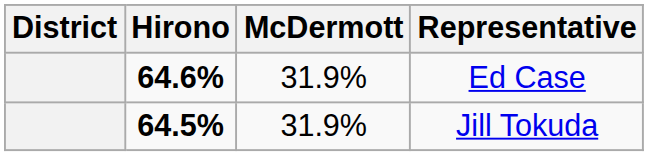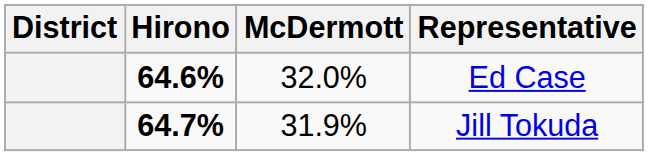(324, 77) 31.9% -> (324, 77) 32.0%
(181, 125) 64.5% -> (181, 125) 64.7%
